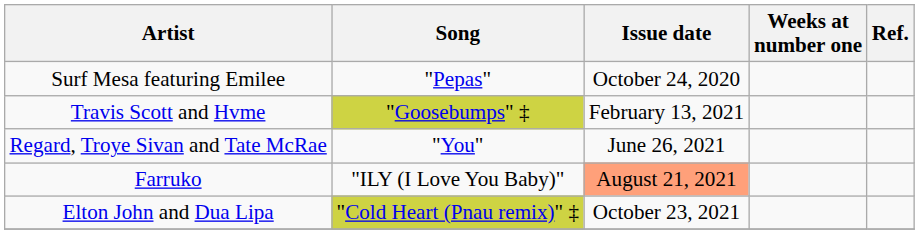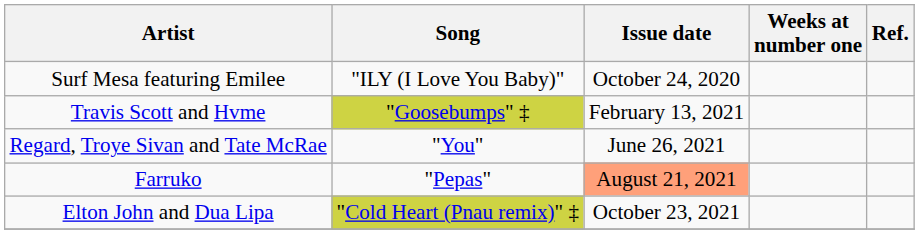(458, 78) "Pepas" -> (458, 78) "ILY (I Love You Baby)"
(458, 178) "ILY (I Love You Baby)" -> (458, 178) "Pepas"
